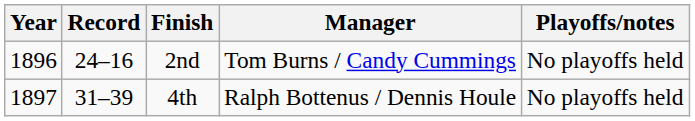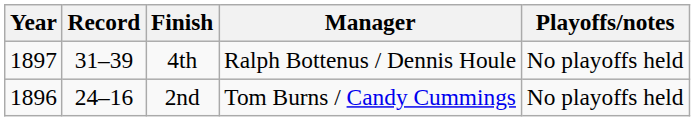rows swapped: (182, 60) <-> (182, 97)
